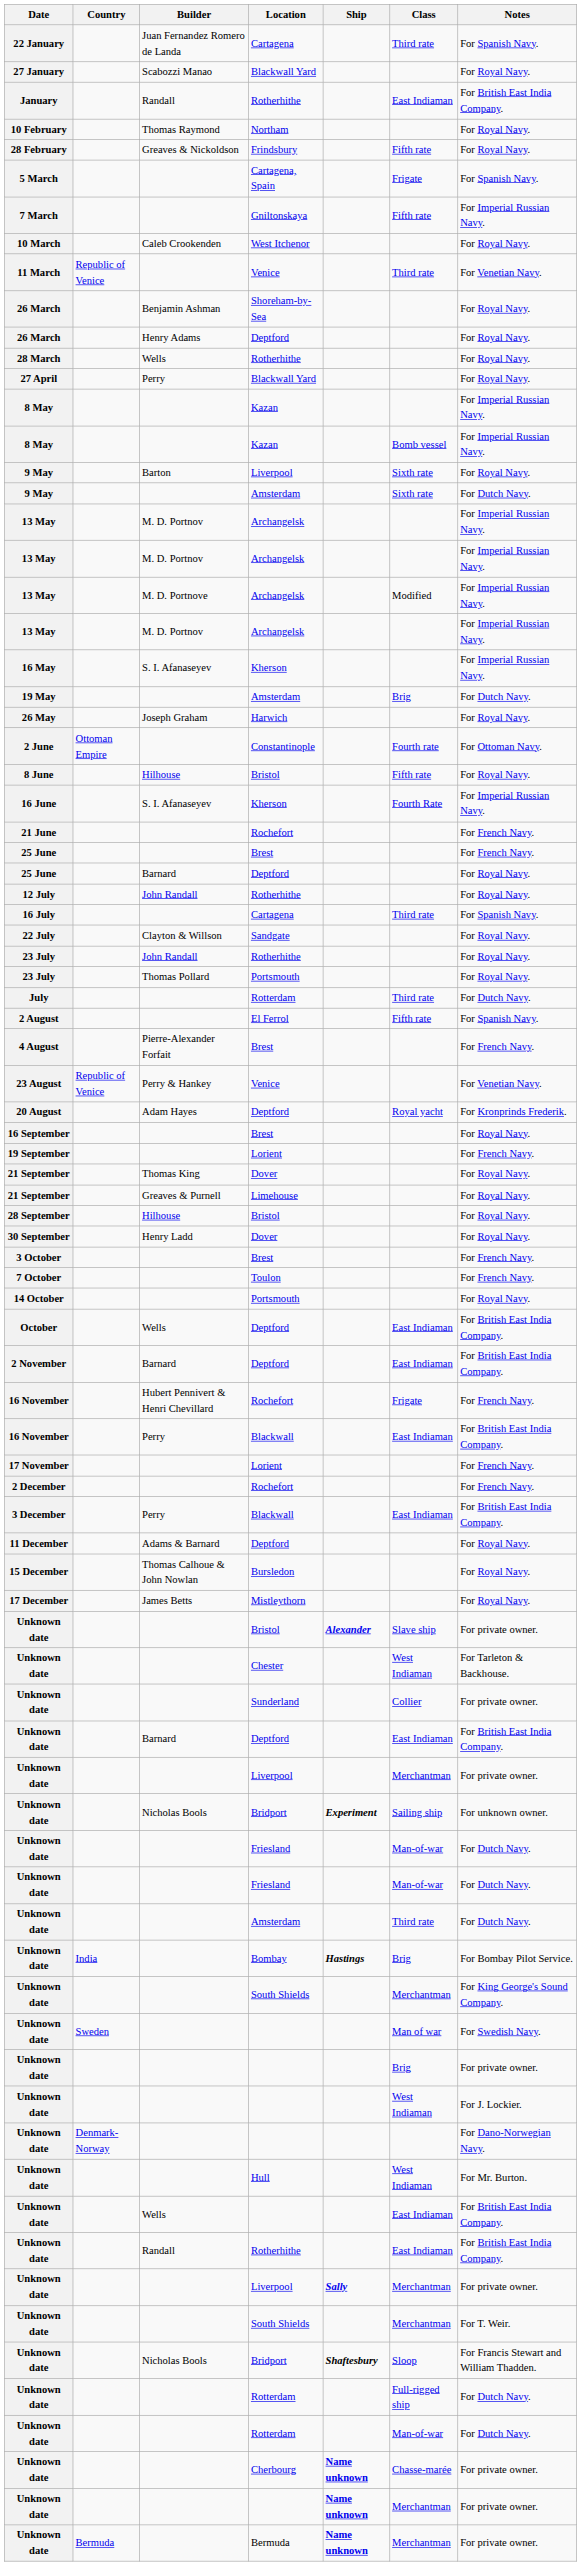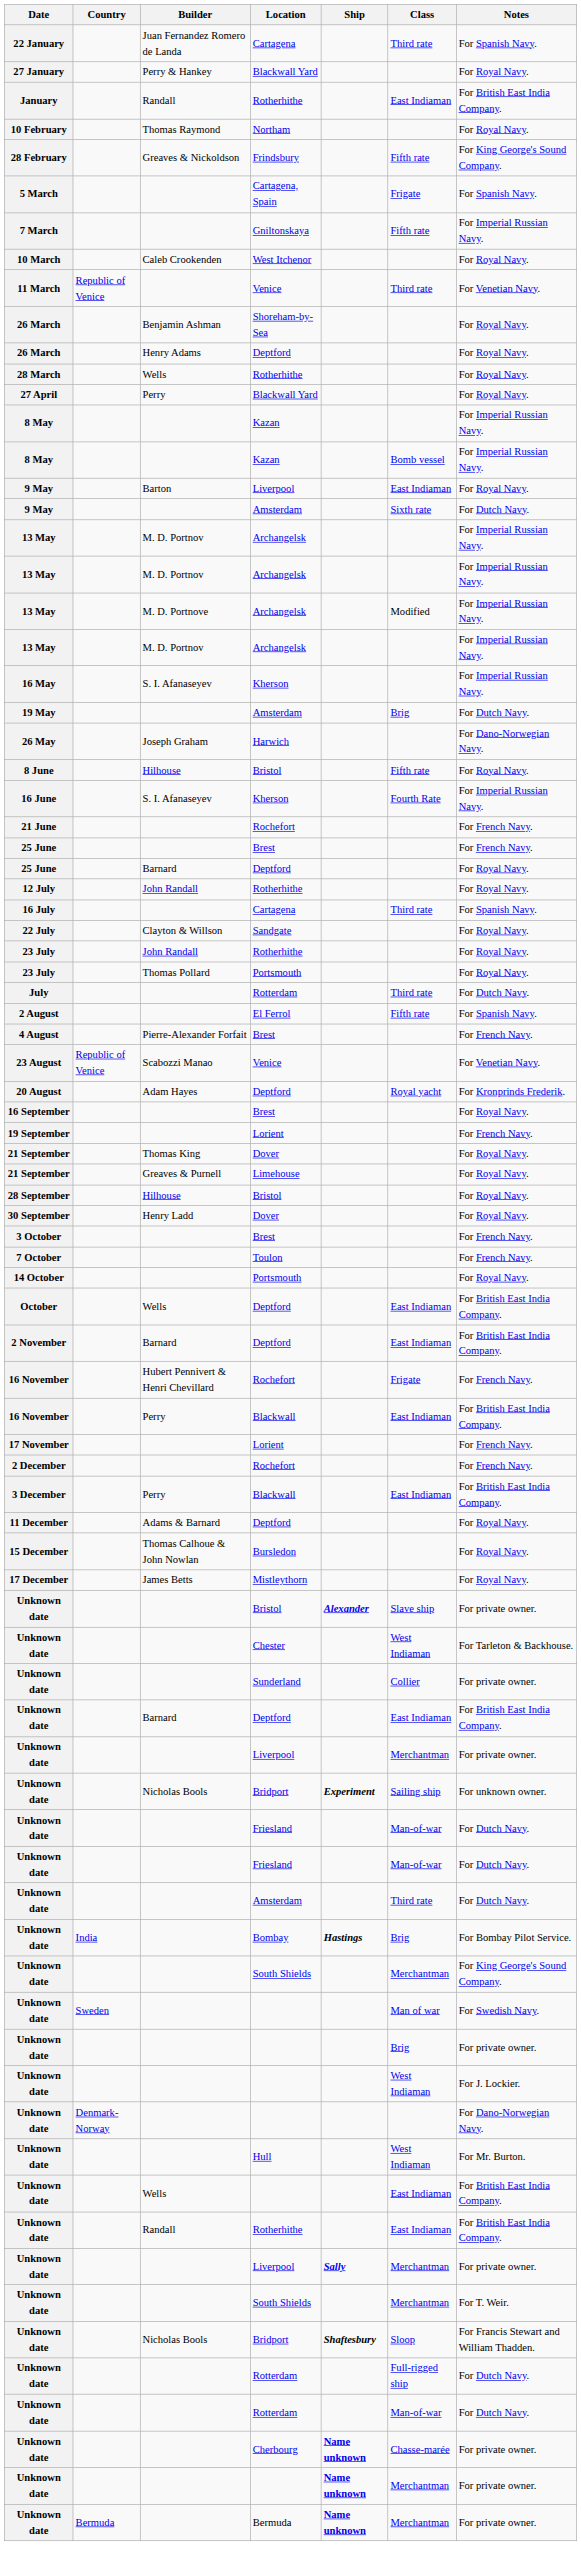(177, 72) Scabozzi Manao -> (177, 72) Perry & Hankey
(495, 150) For Royal Navy. -> (512, 157) For King George's Sound Company.
(413, 472) Sixth rate -> (421, 488) East Indiaman
(495, 717) For Royal Navy. -> (504, 741) For Dano-Norwegian Navy.
- row: (39, 746)
(177, 1083) Perry & Hankey -> (178, 1063) Scabozzi Manao
